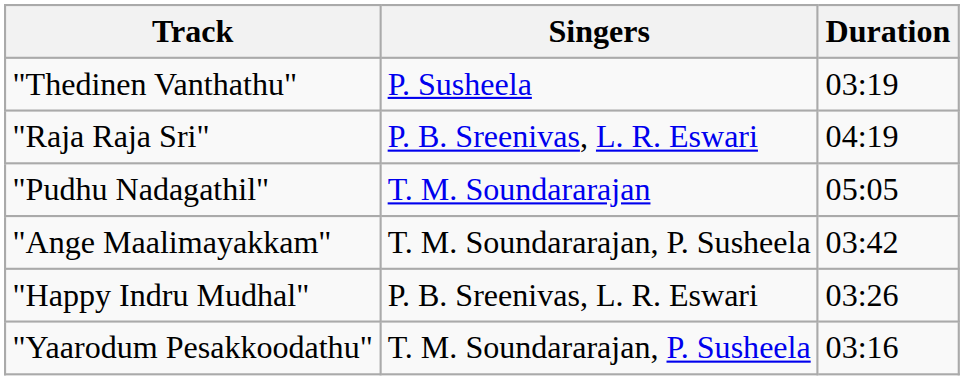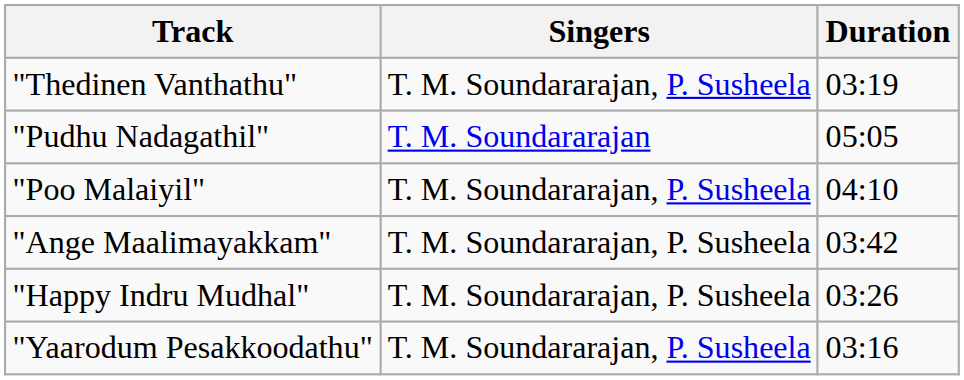(460, 84) P. Susheela -> (599, 84) T. M. Soundararajan, P. Susheela
- row: (111, 136)
+ row: (109, 189)
(573, 295) P. B. Sreenivas, L. R. Eswari -> (599, 295) T. M. Soundararajan, P. Susheela
